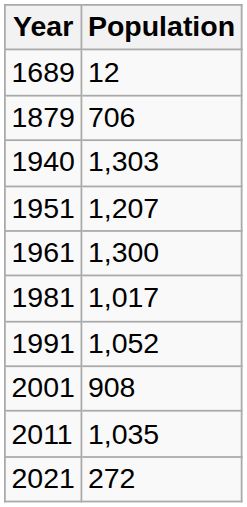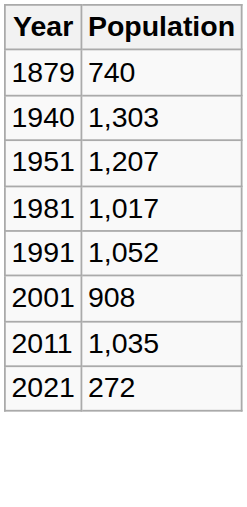- row: (43, 72)
(112, 117) 706 -> (112, 72) 740
- row: (43, 252)
